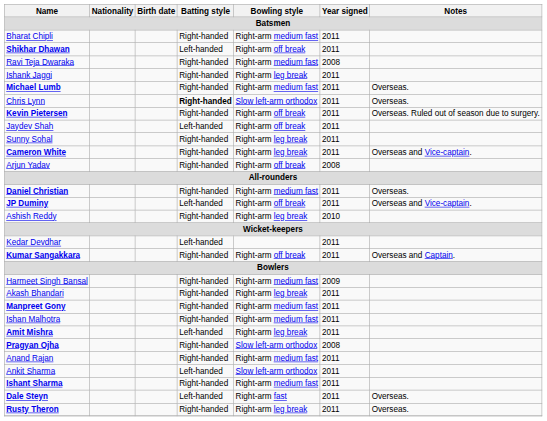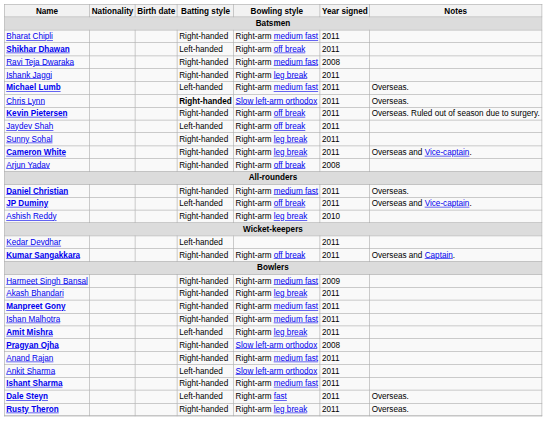(204, 88) Right-handed -> (201, 88) Left-handed
